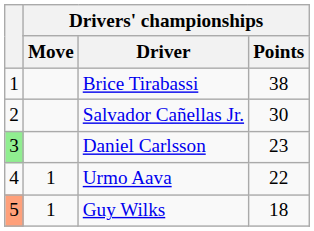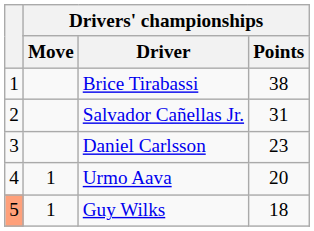(279, 114) 30 -> (279, 114) 31
(14, 146) lightgreen background -> (14, 146) no background
(279, 178) 22 -> (279, 178) 20
